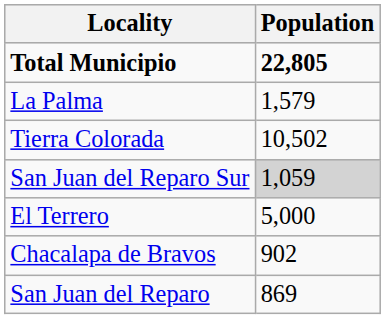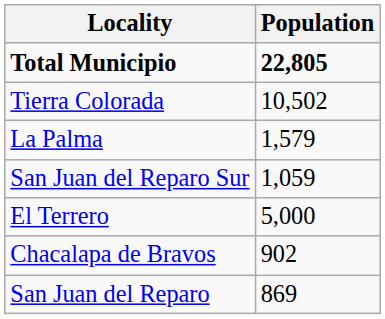rows swapped: (87, 139) <-> (57, 100)
(288, 178) lightgrey background -> (288, 178) no background
